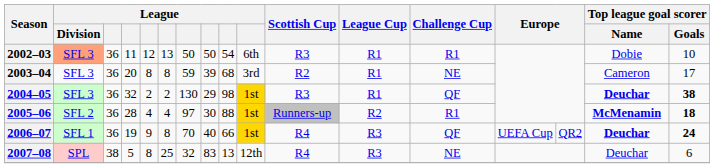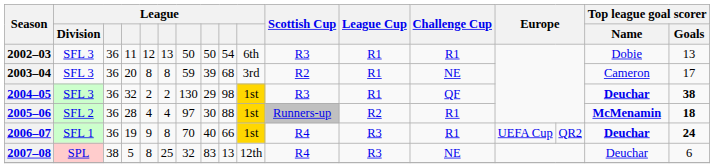(79, 53) lightsalmon background -> (79, 53) no background
(689, 53) 10 -> (689, 53) 13
(452, 133) QF -> (452, 133) R1
